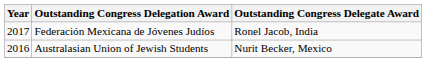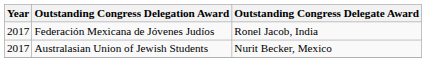(18, 48) 2016 -> (18, 48) 2017
